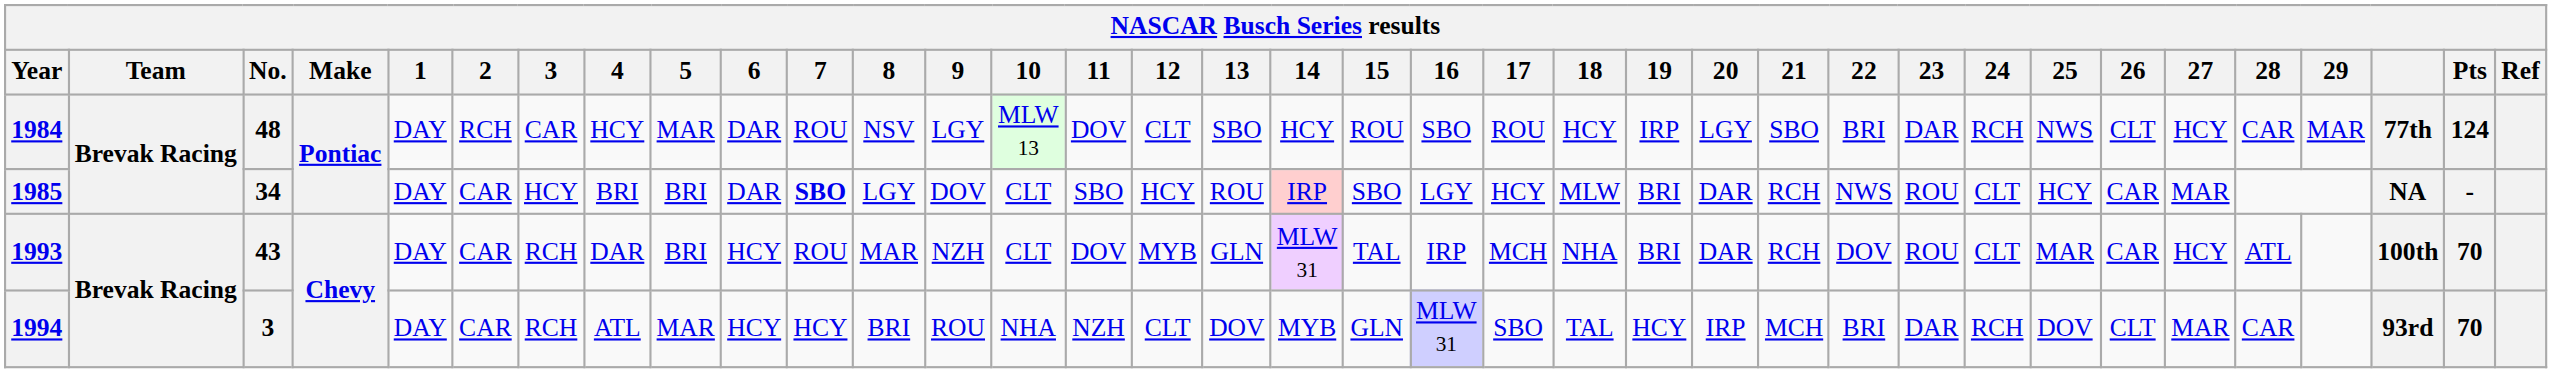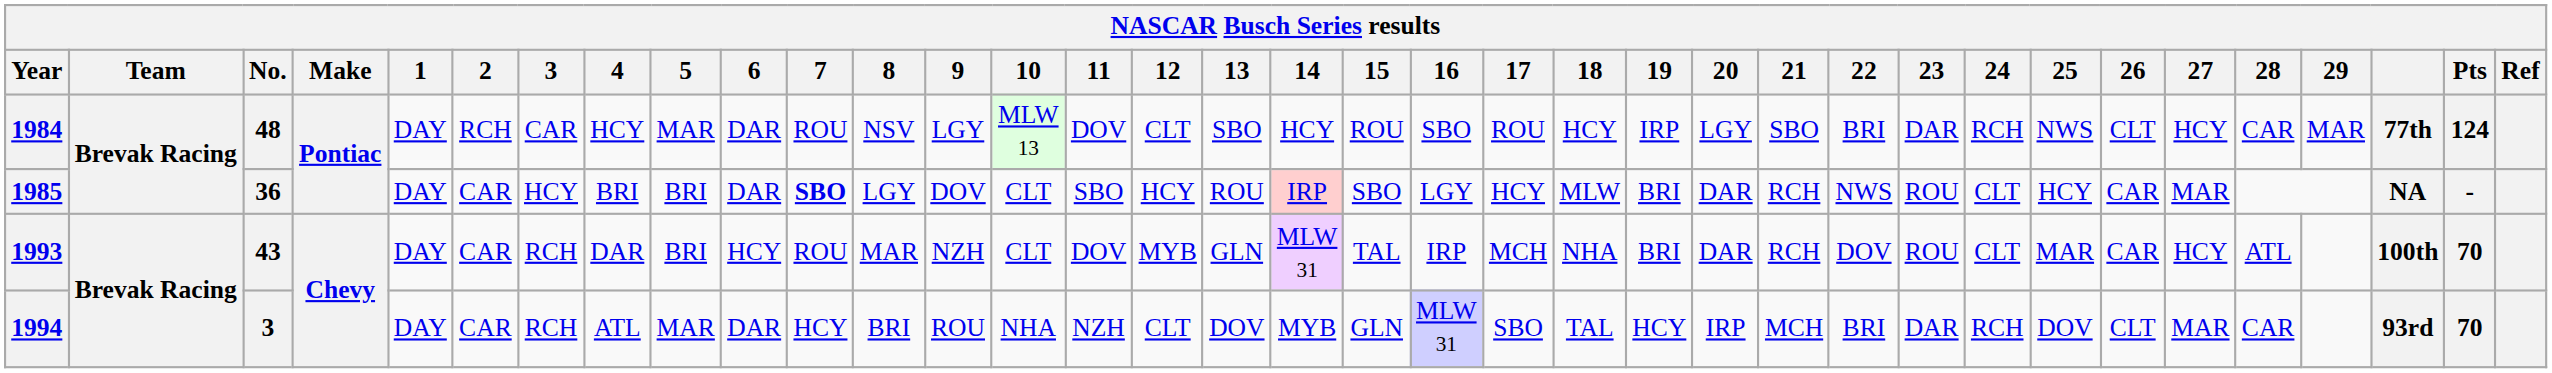(268, 191) 34 -> (268, 191) 36
(754, 327) HCY -> (754, 327) DAR
